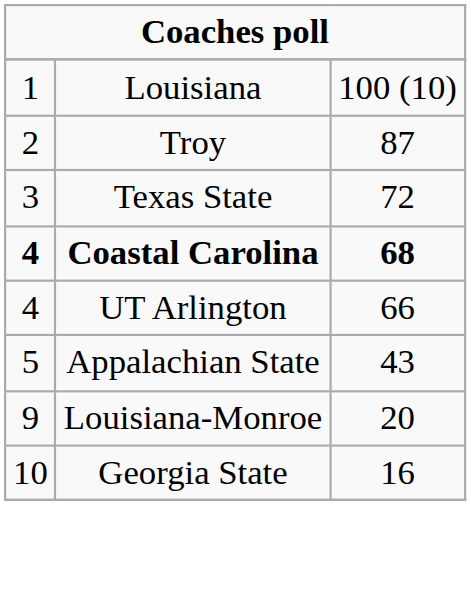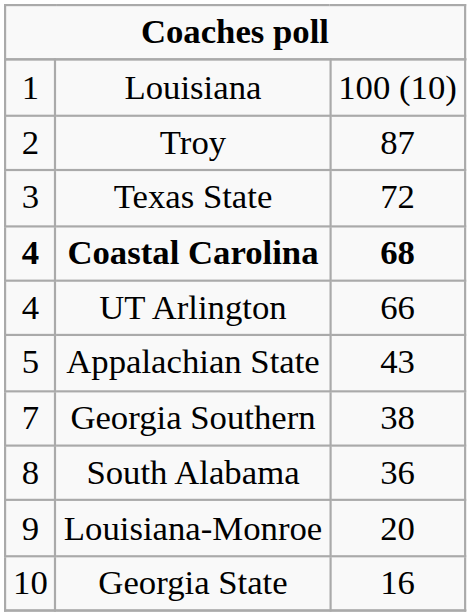+ row: (193, 417)
+ row: (193, 472)
